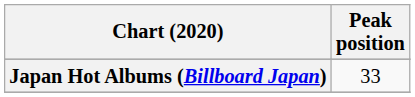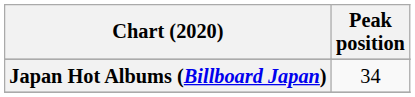(370, 75) 33 -> (370, 75) 34
